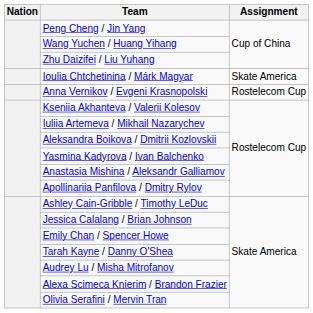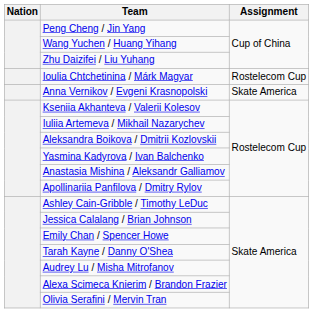(264, 76) Skate America -> (269, 76) Rostelecom Cup
(269, 92) Rostelecom Cup -> (264, 92) Skate America
